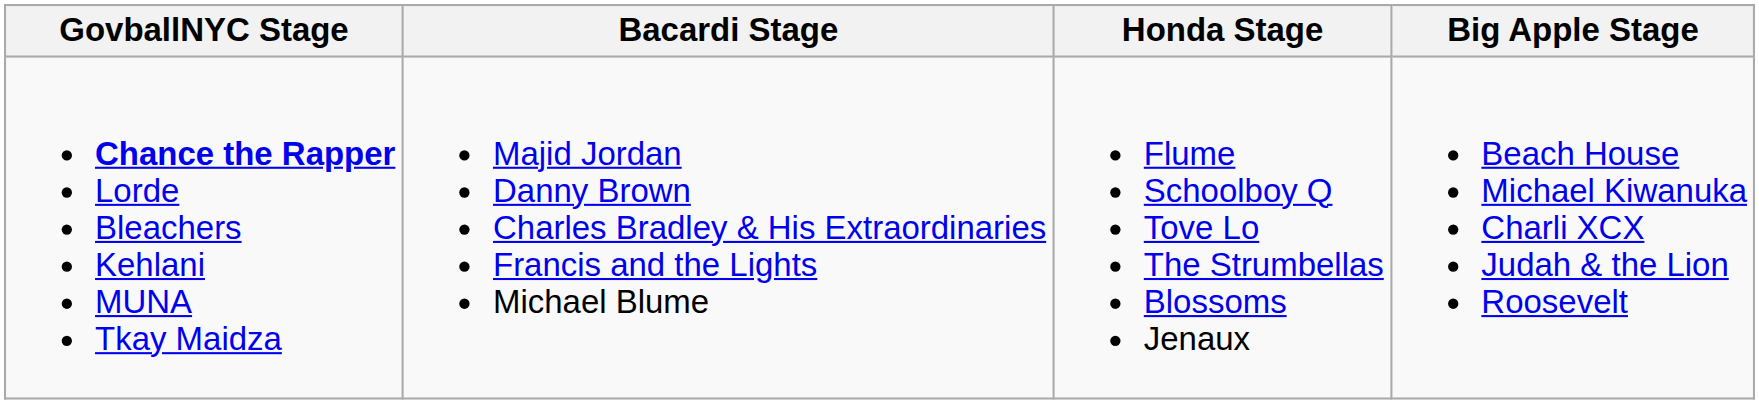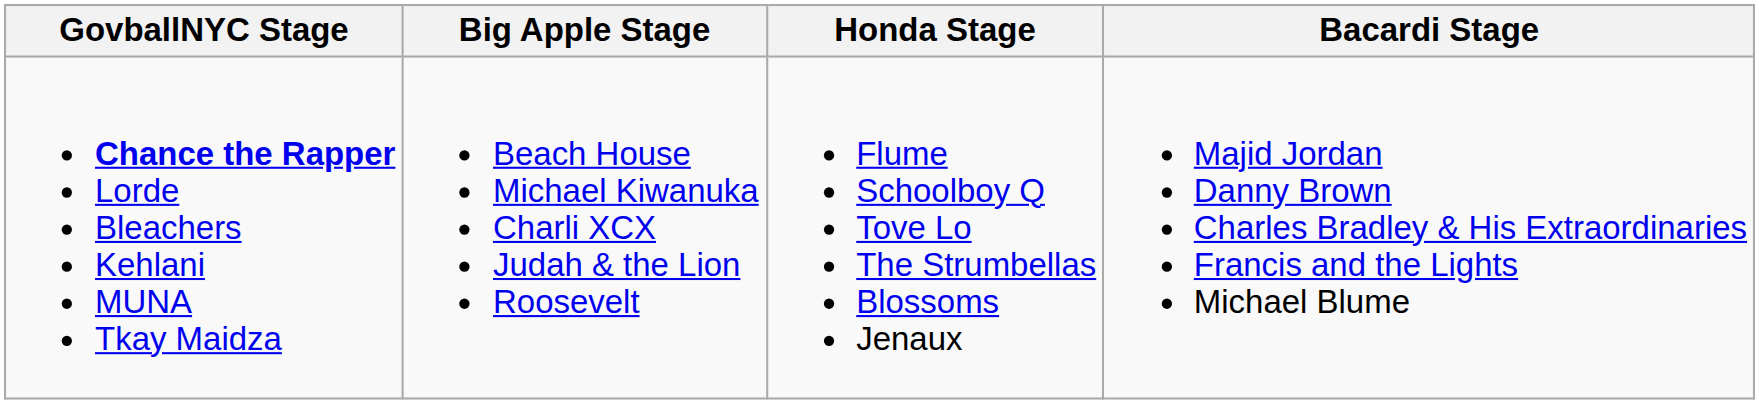columns swapped: (1573, 30) <-> (728, 30)
